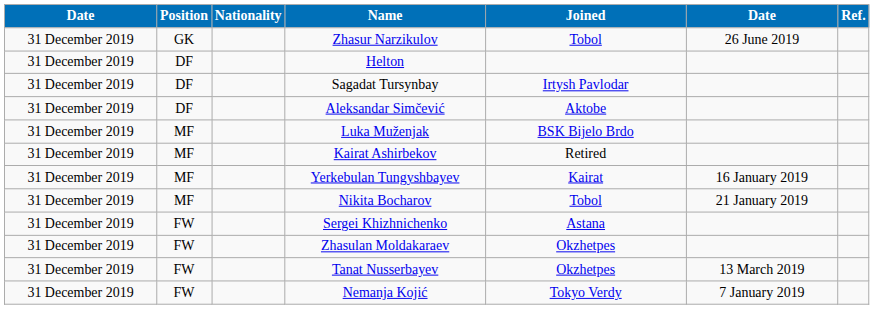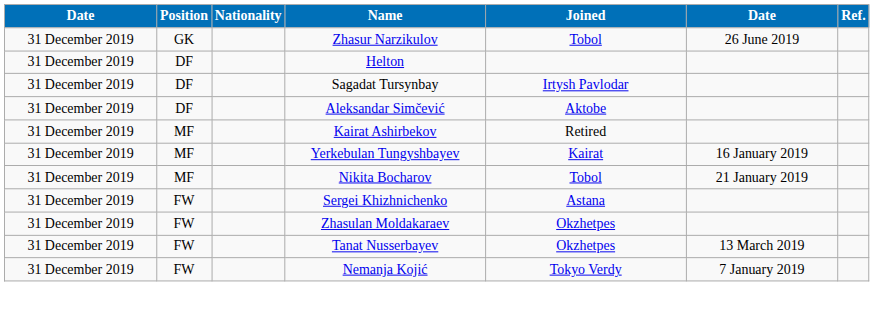- row: (385, 131)
